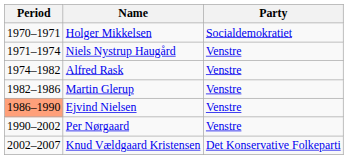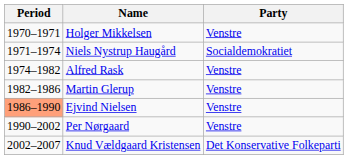(249, 32) Socialdemokratiet -> (224, 32) Venstre
(224, 51) Venstre -> (249, 51) Socialdemokratiet
